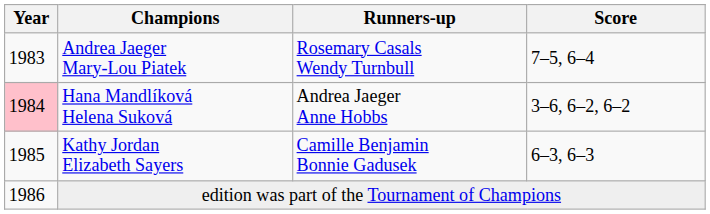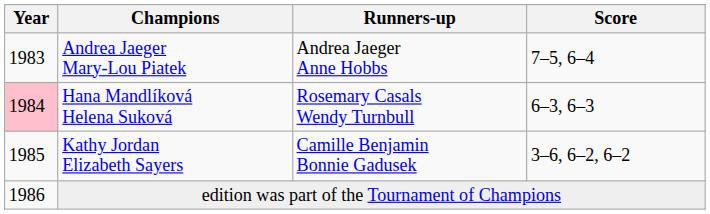(359, 57) Rosemary Casals Wendy Turnbull -> (349, 57) Andrea Jaeger Anne Hobbs
(349, 106) Andrea Jaeger Anne Hobbs -> (359, 106) Rosemary Casals Wendy Turnbull
(581, 106) 3–6, 6–2, 6–2 -> (563, 106) 6–3, 6–3
(563, 155) 6–3, 6–3 -> (581, 155) 3–6, 6–2, 6–2
